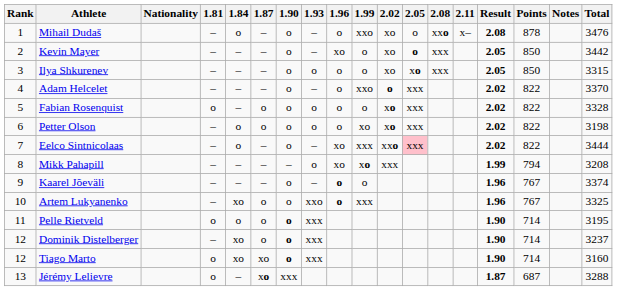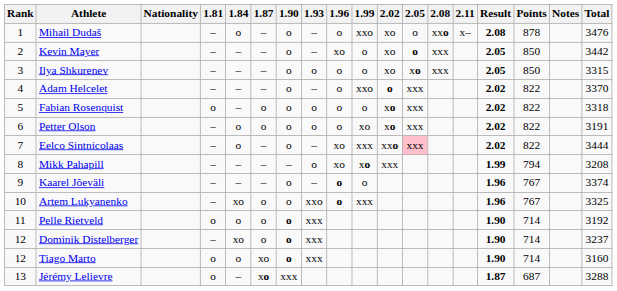(597, 108) 3328 -> (597, 108) 3318
(597, 126) 3198 -> (597, 126) 3191
(597, 220) 3195 -> (597, 220) 3192
(238, 258) xo -> (238, 258) o
